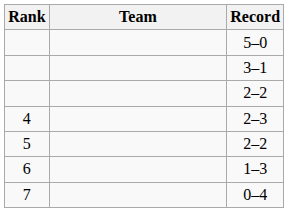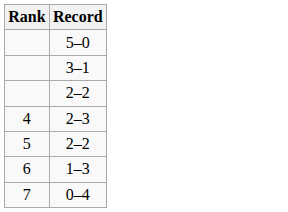- column: (138, 17)
